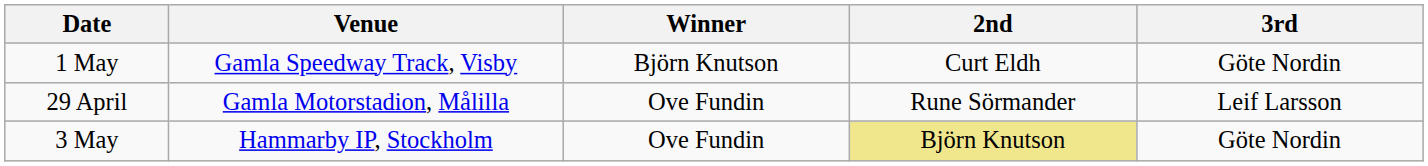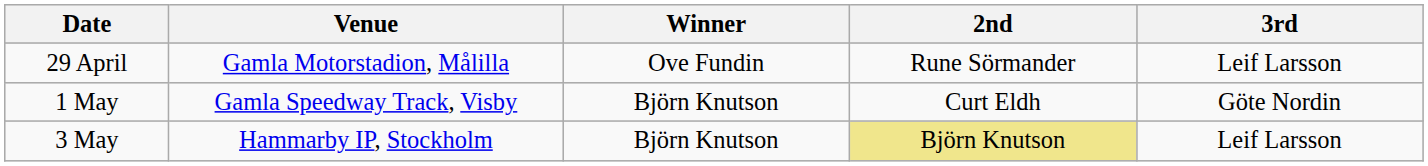rows swapped: (87, 101) <-> (87, 62)
(706, 140) Ove Fundin -> (706, 140) Björn Knutson
(1280, 140) Göte Nordin -> (1280, 140) Leif Larsson
